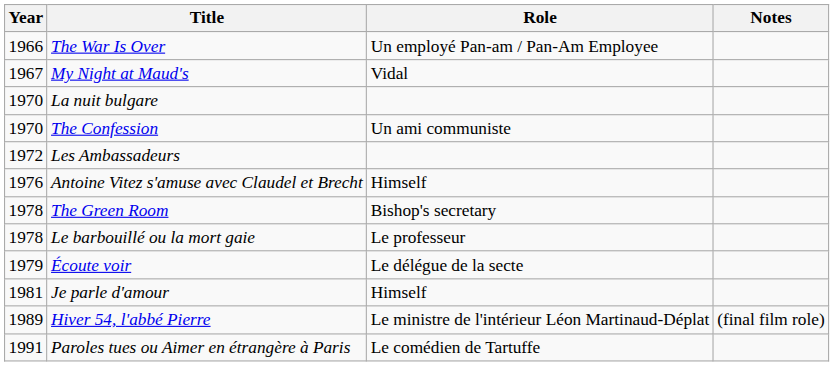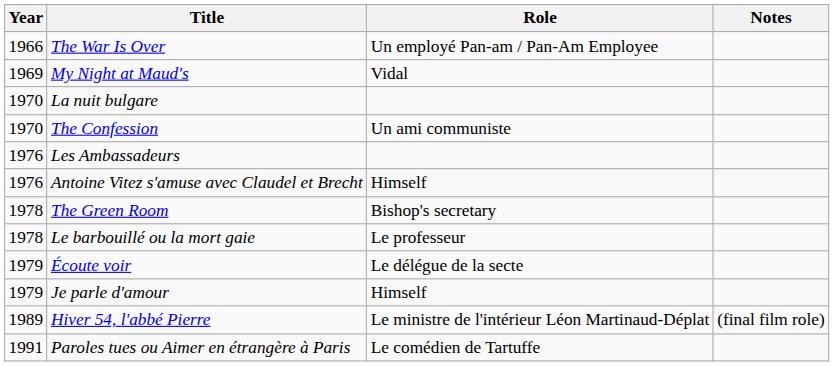(26, 73) 1967 -> (26, 73) 1969
(26, 155) 1972 -> (26, 155) 1976
(26, 292) 1981 -> (26, 292) 1979
